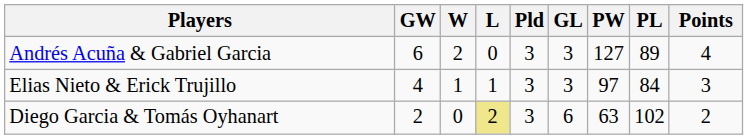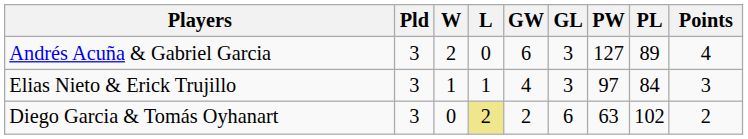columns swapped: (529, 20) <-> (418, 20)
